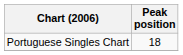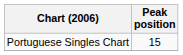(155, 42) 18 -> (155, 42) 15
